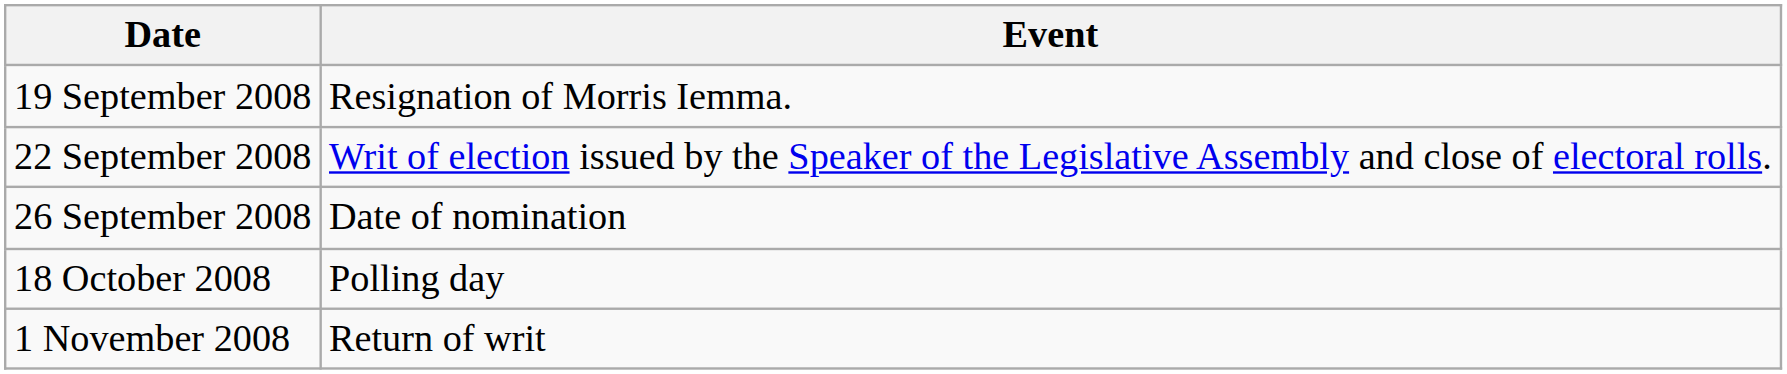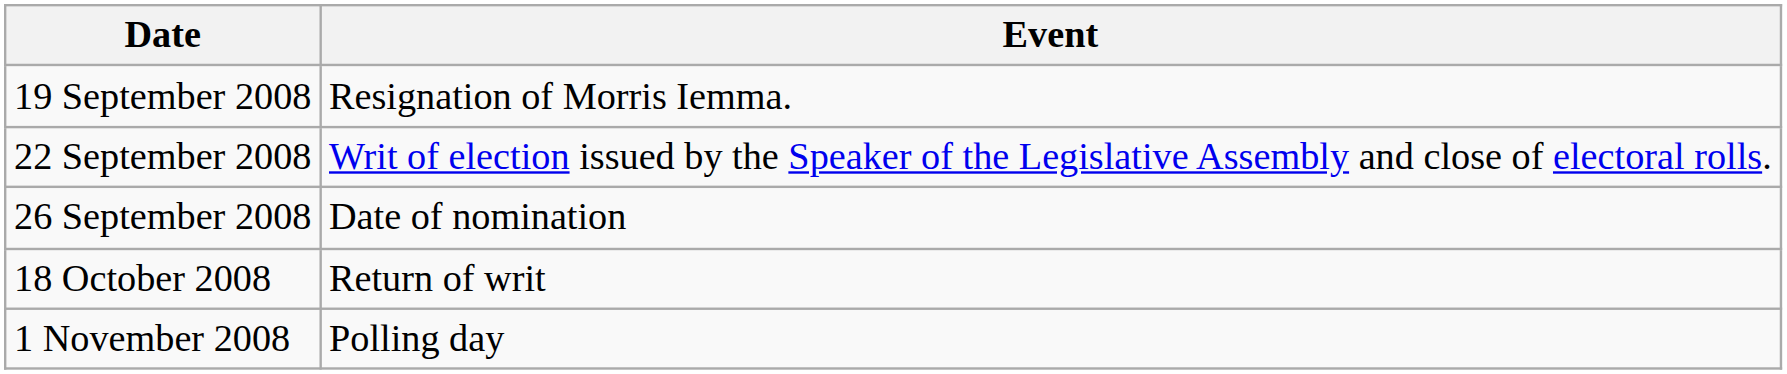(417, 277) Polling day -> (437, 277) Return of writ
(437, 338) Return of writ -> (417, 338) Polling day
